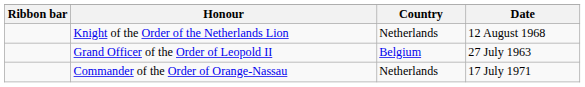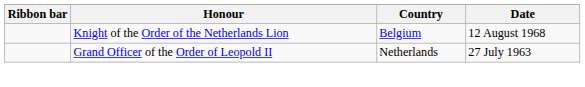(409, 33) Netherlands -> (400, 33) Belgium
(400, 52) Belgium -> (409, 52) Netherlands
- row: (180, 71)
